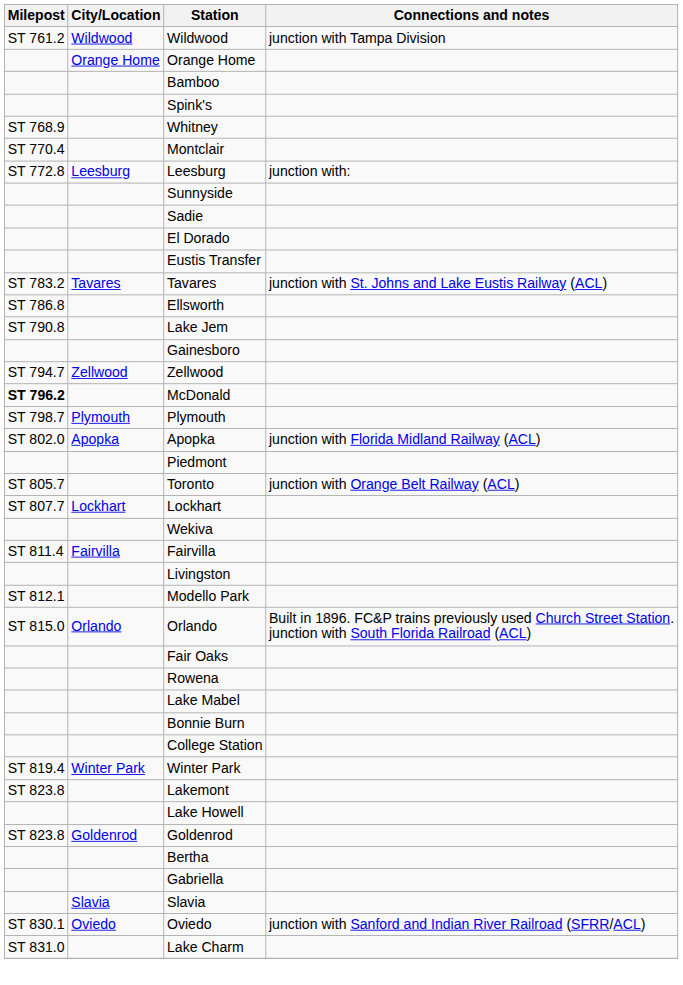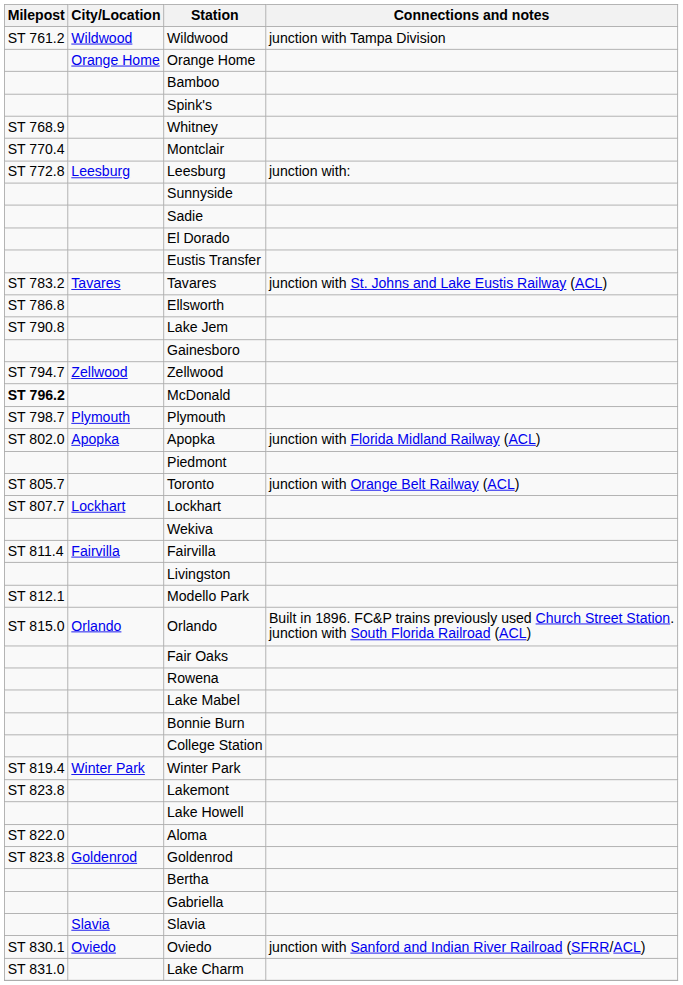+ row: (187, 835)
